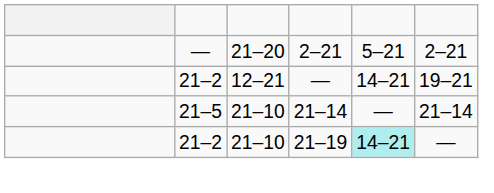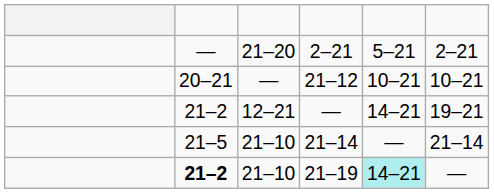+ row: (331, 81)
(200, 142) normal -> (206, 173) bold
